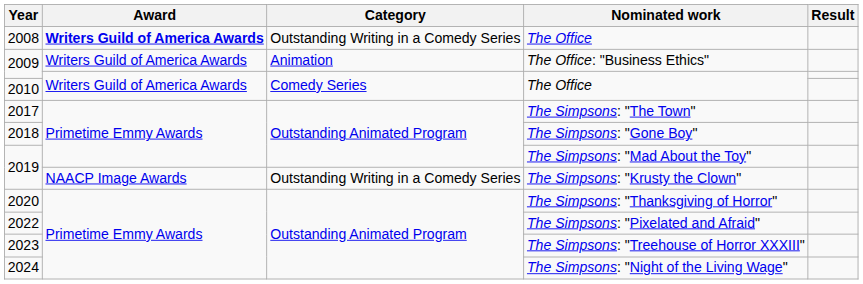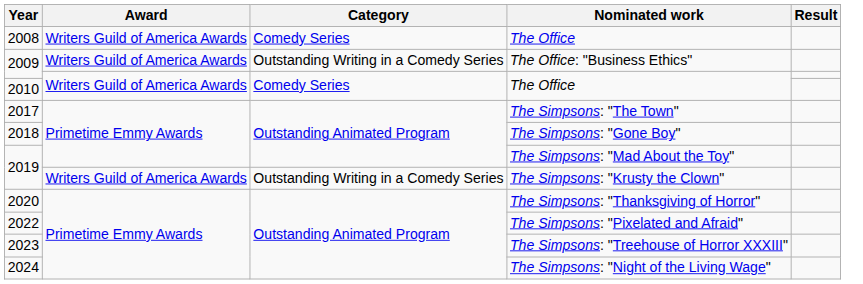(155, 37) bold -> (146, 37) normal
(395, 37) Outstanding Writing in a Comedy Series -> (301, 37) Comedy Series
(302, 60) Animation -> (378, 60) Outstanding Writing in a Comedy Series
(116, 178) NAACP Image Awards -> (146, 178) Writers Guild of America Awards
